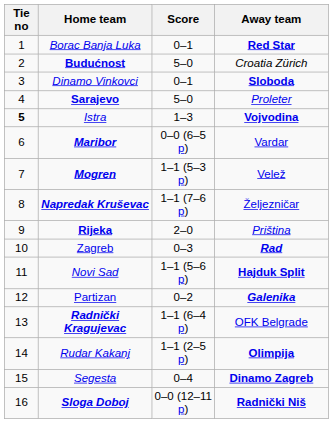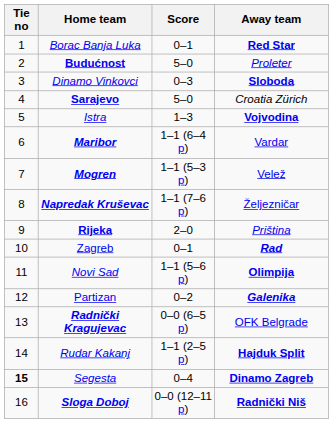(271, 63) Croatia Zürich -> (271, 63) Proleter
(183, 81) 0–1 -> (183, 81) 0–3
(271, 99) Proleter -> (271, 99) Croatia Zürich
(21, 117) bold -> (21, 117) normal
(183, 142) 0–0 (6–5 p) -> (183, 142) 1–1 (6–4 p)
(183, 248) 0–3 -> (183, 248) 0–1
(271, 272) Hajduk Split -> (271, 272) Olimpija
(183, 322) 1–1 (6–4 p) -> (183, 322) 0–0 (6–5 p)
(271, 353) Olimpija -> (271, 353) Hajduk Split
(21, 378) normal -> (21, 378) bold
